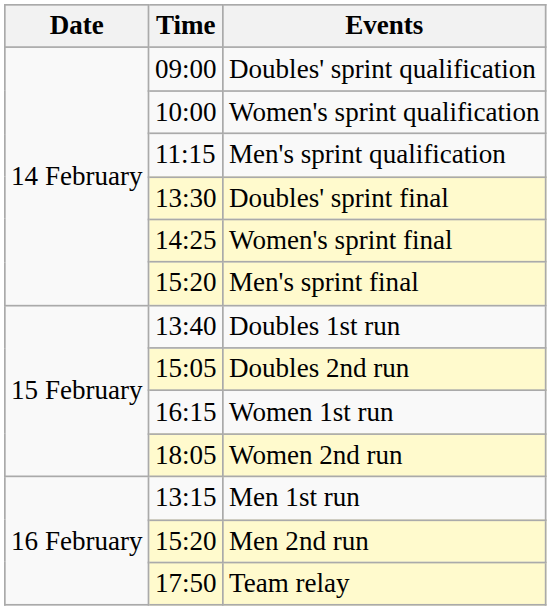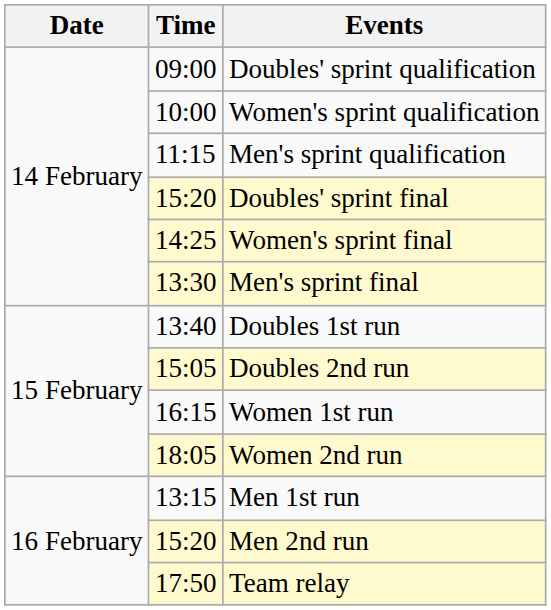(186, 197) 13:30 -> (186, 197) 15:20
(186, 283) 15:20 -> (186, 283) 13:30
